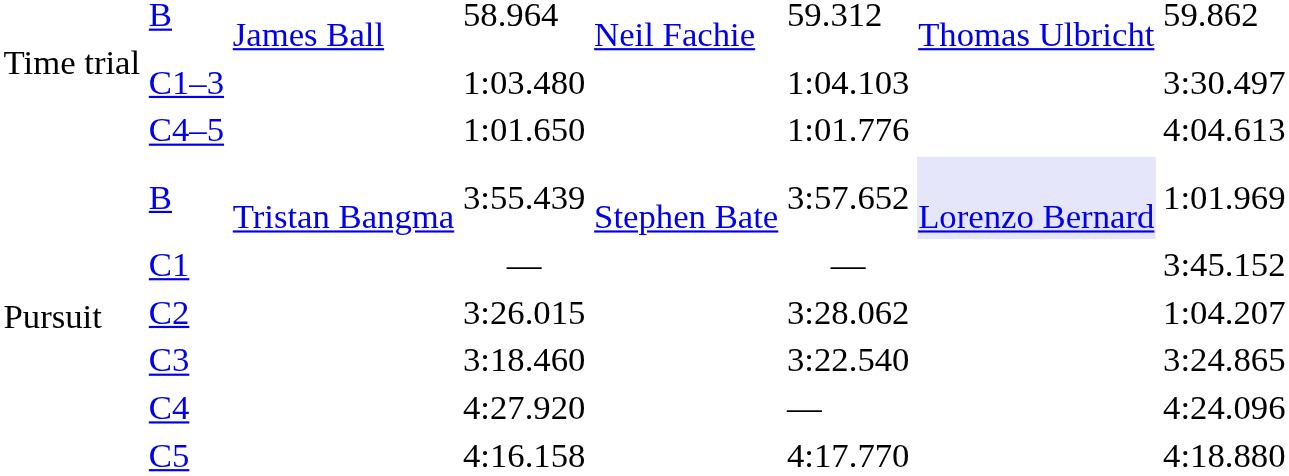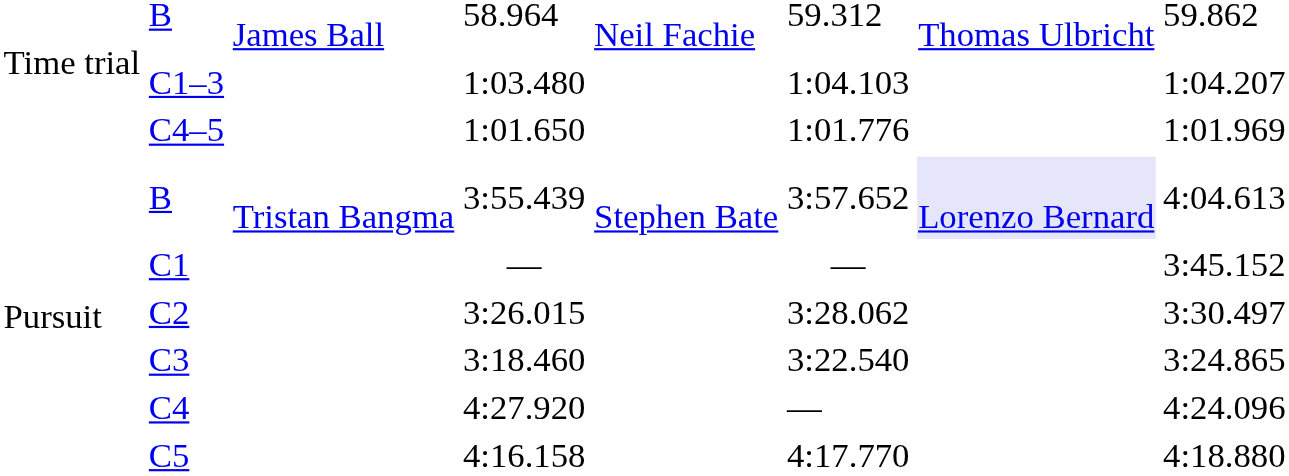(1224, 82) 3:30.497 -> (1224, 82) 1:04.207
(1224, 129) 4:04.613 -> (1224, 129) 1:01.969
(1224, 197) 1:01.969 -> (1224, 197) 4:04.613
(1224, 312) 1:04.207 -> (1224, 312) 3:30.497
